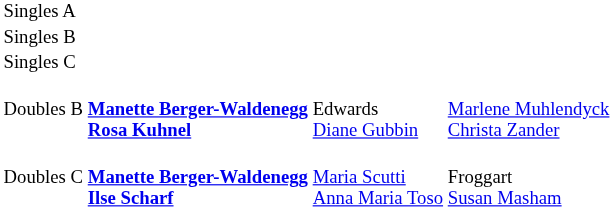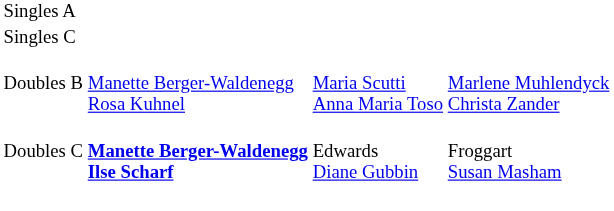- row: (40, 36)
(198, 119) bold -> (191, 94) normal
(365, 119) Edwards Diane Gubbin -> (378, 94) Maria Scutti Anna Maria Toso
(378, 187) Maria Scutti Anna Maria Toso -> (365, 161) Edwards Diane Gubbin
